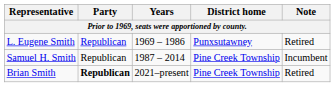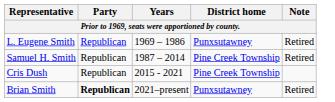(306, 57) Incumbent -> (299, 57) Retired
+ row: (27, 73)
(237, 73) Pine Creek Township -> (223, 89) Punxsutawney
